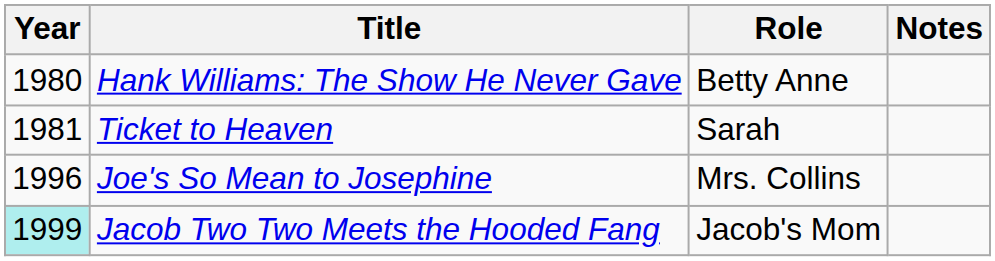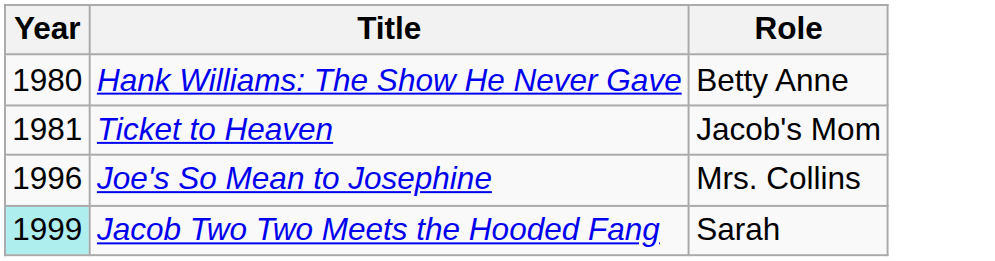- column: (939, 29)
(738, 129) Sarah -> (789, 129) Jacob's Mom
(789, 229) Jacob's Mom -> (738, 229) Sarah
